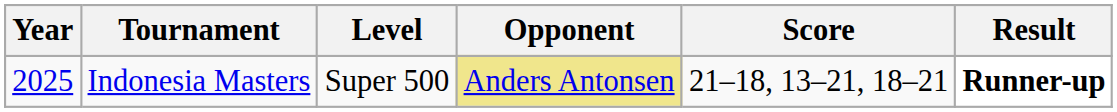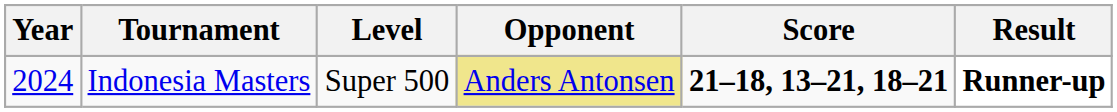(43, 80) 2025 -> (43, 80) 2024
(819, 80) normal -> (819, 80) bold
